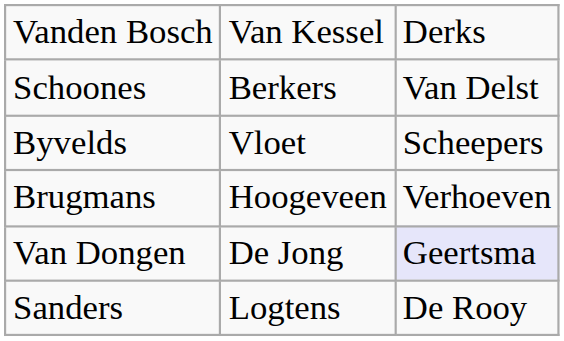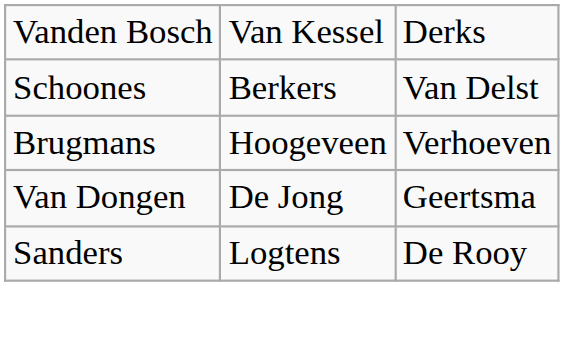- row: (70, 142)
(469, 252) lavender background -> (469, 197) no background
